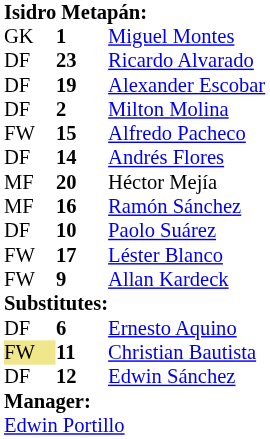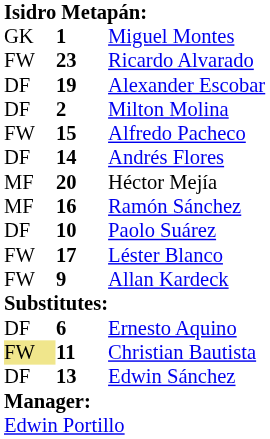(17, 60) DF -> (19, 60) FW
(66, 376) 12 -> (66, 376) 13
